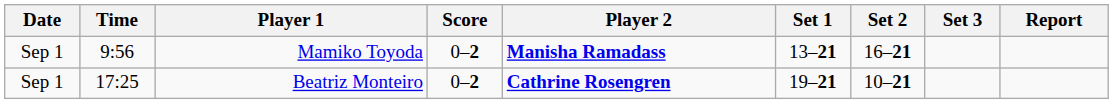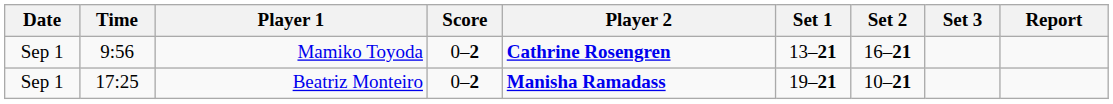(586, 51) Manisha Ramadass -> (589, 51) Cathrine Rosengren
(589, 83) Cathrine Rosengren -> (586, 83) Manisha Ramadass
